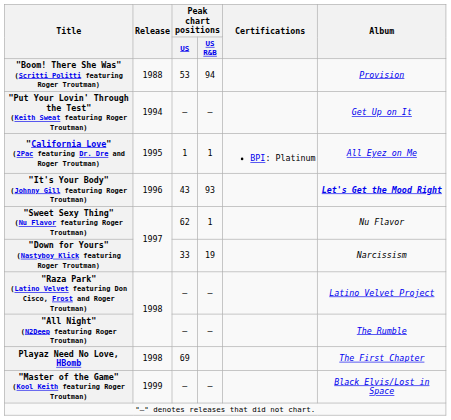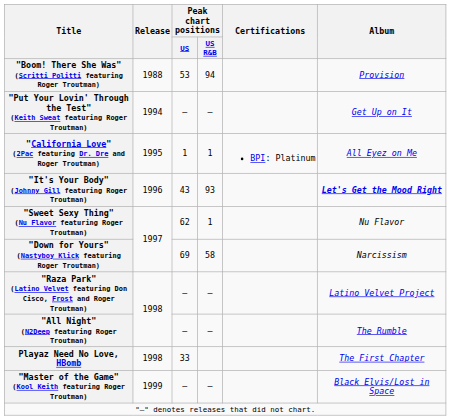(185, 255) 33 -> (185, 255) 69
(210, 255) 19 -> (210, 255) 58
(185, 359) 69 -> (185, 359) 33
